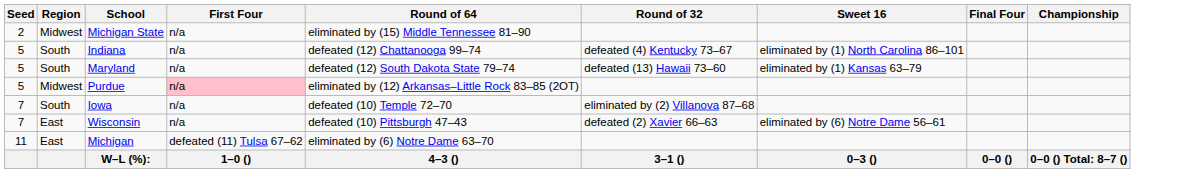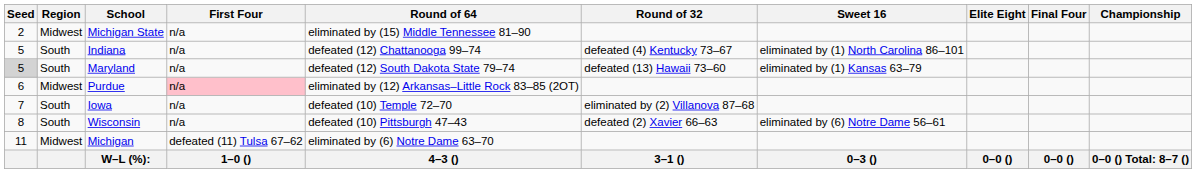+ column: (997, 14)
(21, 68) no background -> (21, 68) lightgrey background
(21, 87) 5 -> (21, 87) 6
(21, 123) 7 -> (21, 123) 8
(52, 123) East -> (55, 123) South
(52, 141) East -> (61, 141) Midwest
